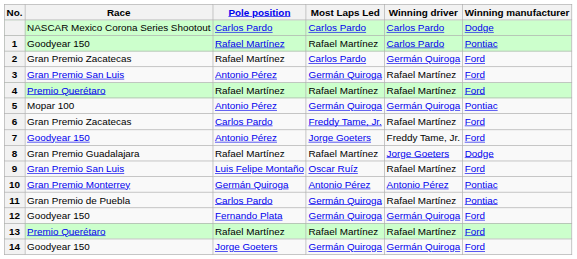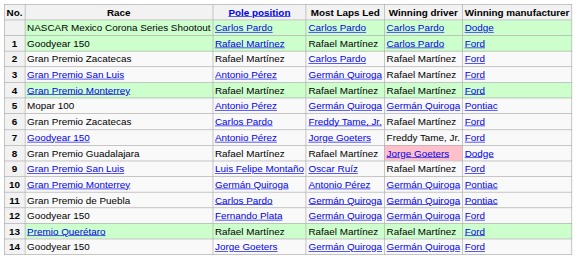(481, 44) Pontiac -> (475, 44) Ford
(423, 59) Germán Quiroga -> (421, 59) Rafael Martínez
(66, 91) Premio Querétaro -> (79, 91) Gran Premio Monterrey
(418, 153) no background -> (418, 153) pink background
(418, 184) Antonio Pérez -> (423, 184) Germán Quiroga
(421, 200) Rafael Martínez -> (423, 200) Germán Quiroga
